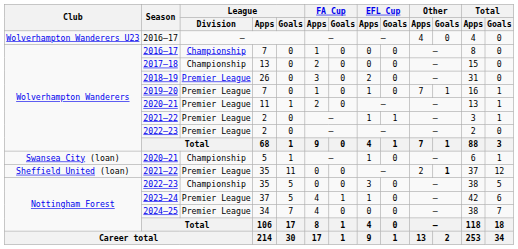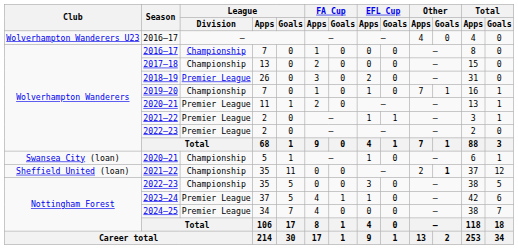(216, 91) Premier League -> (216, 91) Championship
(216, 171) Premier League -> (216, 171) Championship
